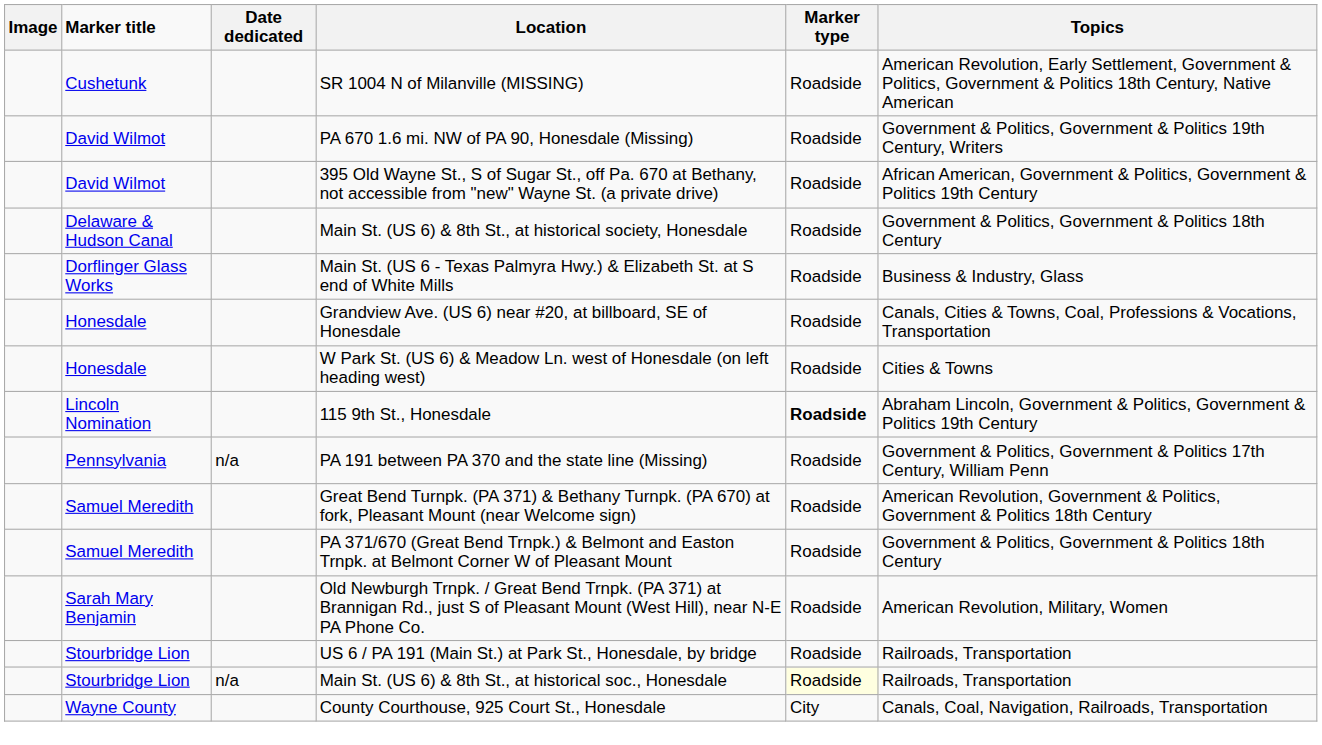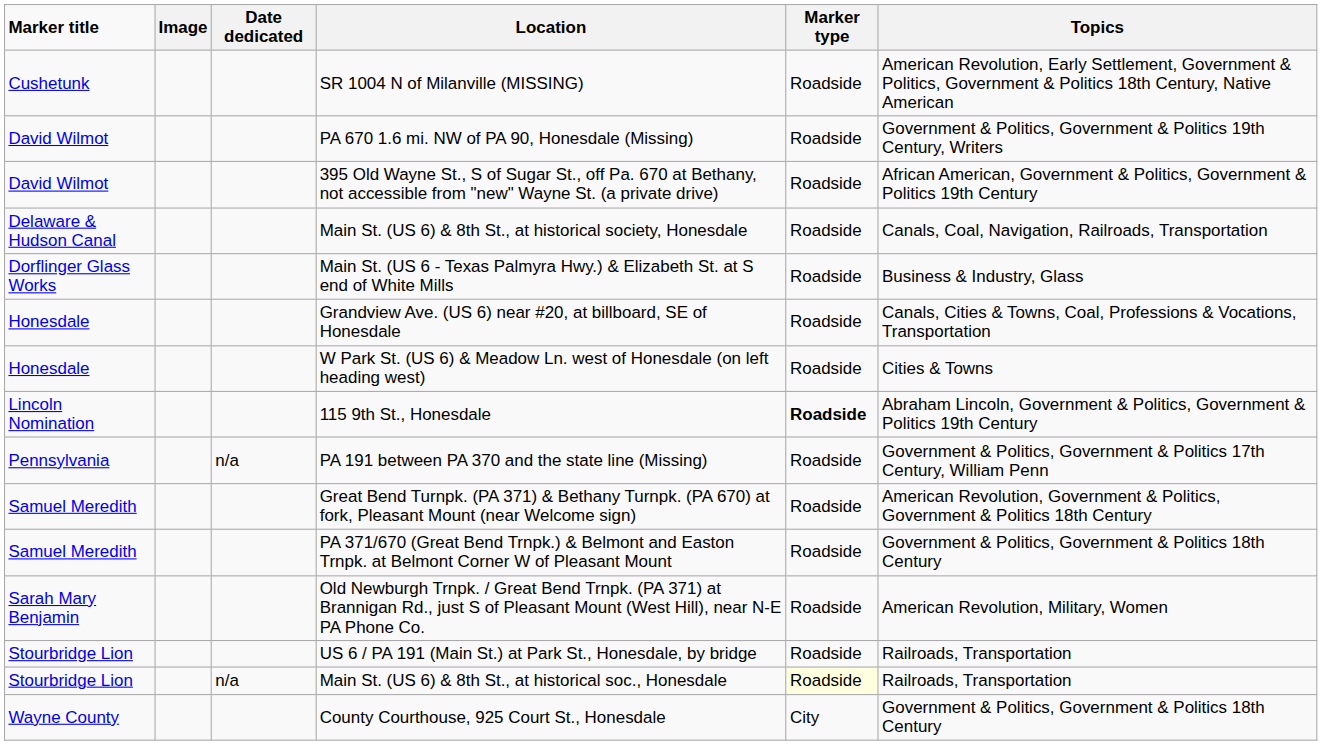columns swapped: (111, 27) <-> (33, 27)
(1073, 230) Government & Politics, Government & Politics 18th Century -> (1075, 230) Canals, Coal, Navigation, Railroads, Transportation
(1075, 707) Canals, Coal, Navigation, Railroads, Transportation -> (1073, 717) Government & Politics, Government & Politics 18th Century
